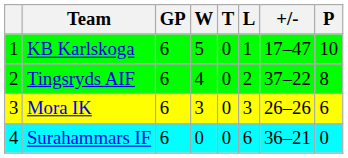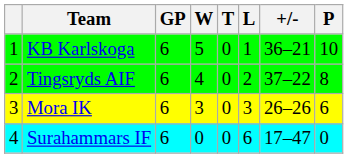(287, 49) 17–47 -> (287, 49) 36–21
(287, 138) 36–21 -> (287, 138) 17–47
